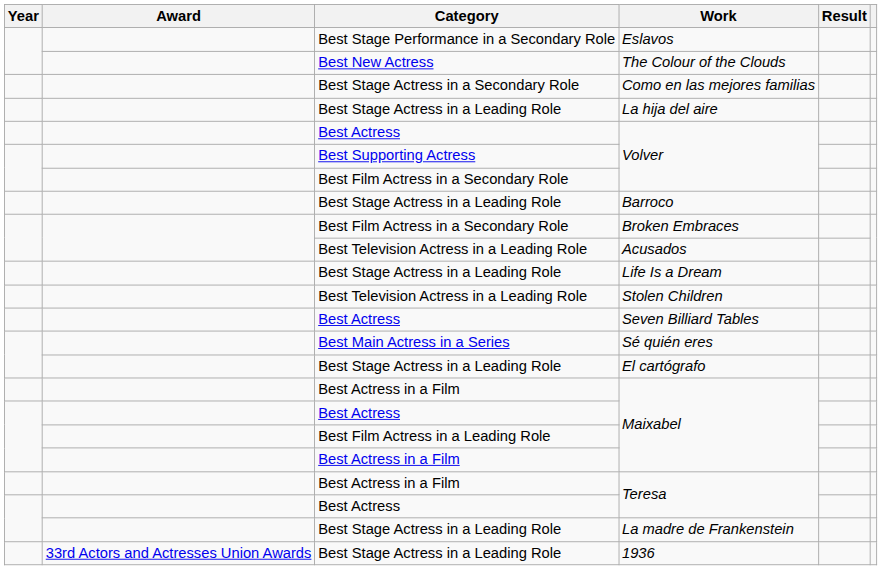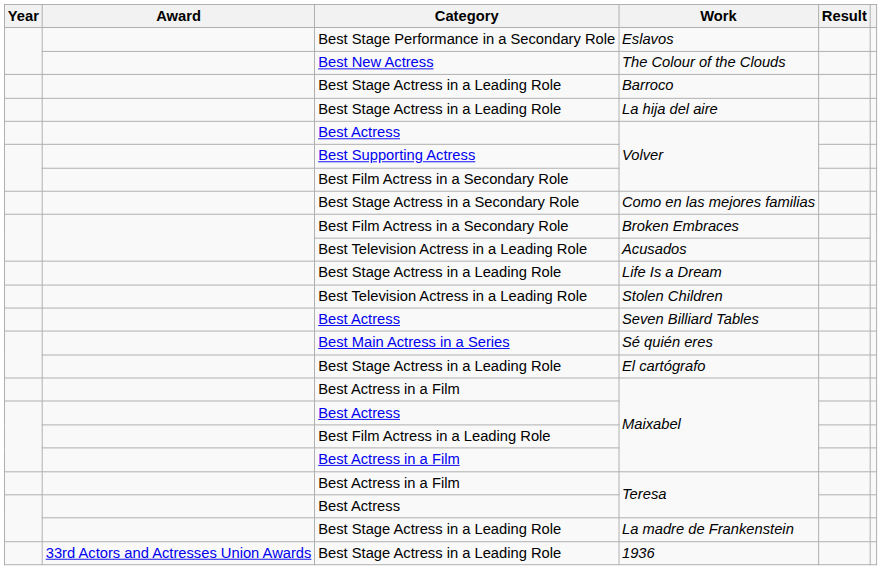rows swapped: (449, 86) <-> (440, 202)
